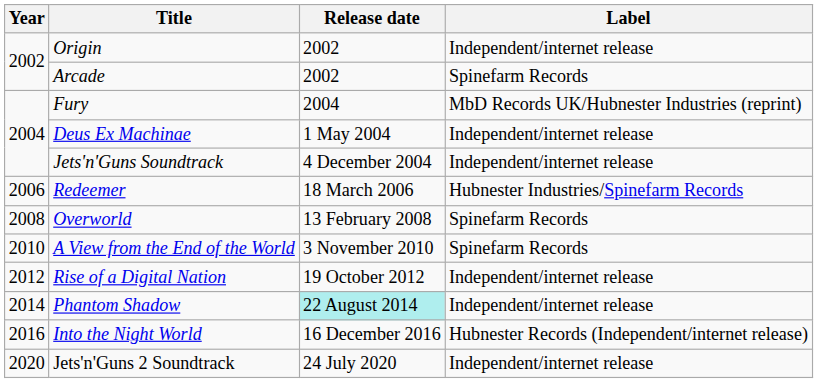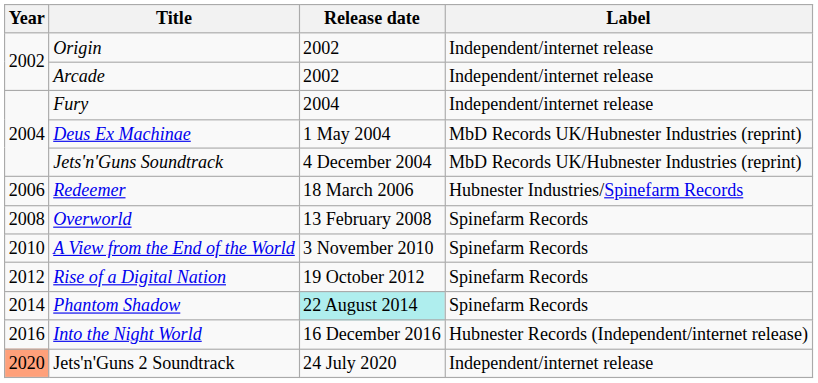(519, 76) Spinefarm Records -> (551, 76) Independent/internet release
(625, 104) MbD Records UK/Hubnester Industries (reprint) -> (551, 104) Independent/internet release
(551, 133) Independent/internet release -> (625, 133) MbD Records UK/Hubnester Industries (reprint)
(551, 162) Independent/internet release -> (625, 162) MbD Records UK/Hubnester Industries (reprint)
(551, 276) Independent/internet release -> (519, 276) Spinefarm Records
(551, 305) Independent/internet release -> (519, 305) Spinefarm Records
(27, 362) no background -> (27, 362) lightsalmon background
